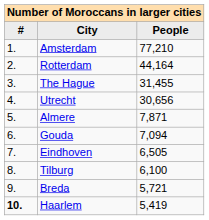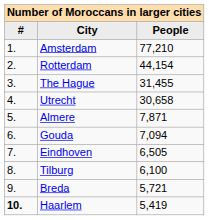(156, 65) 44,164 -> (156, 65) 44,154
(156, 100) 30,656 -> (156, 100) 30,658
